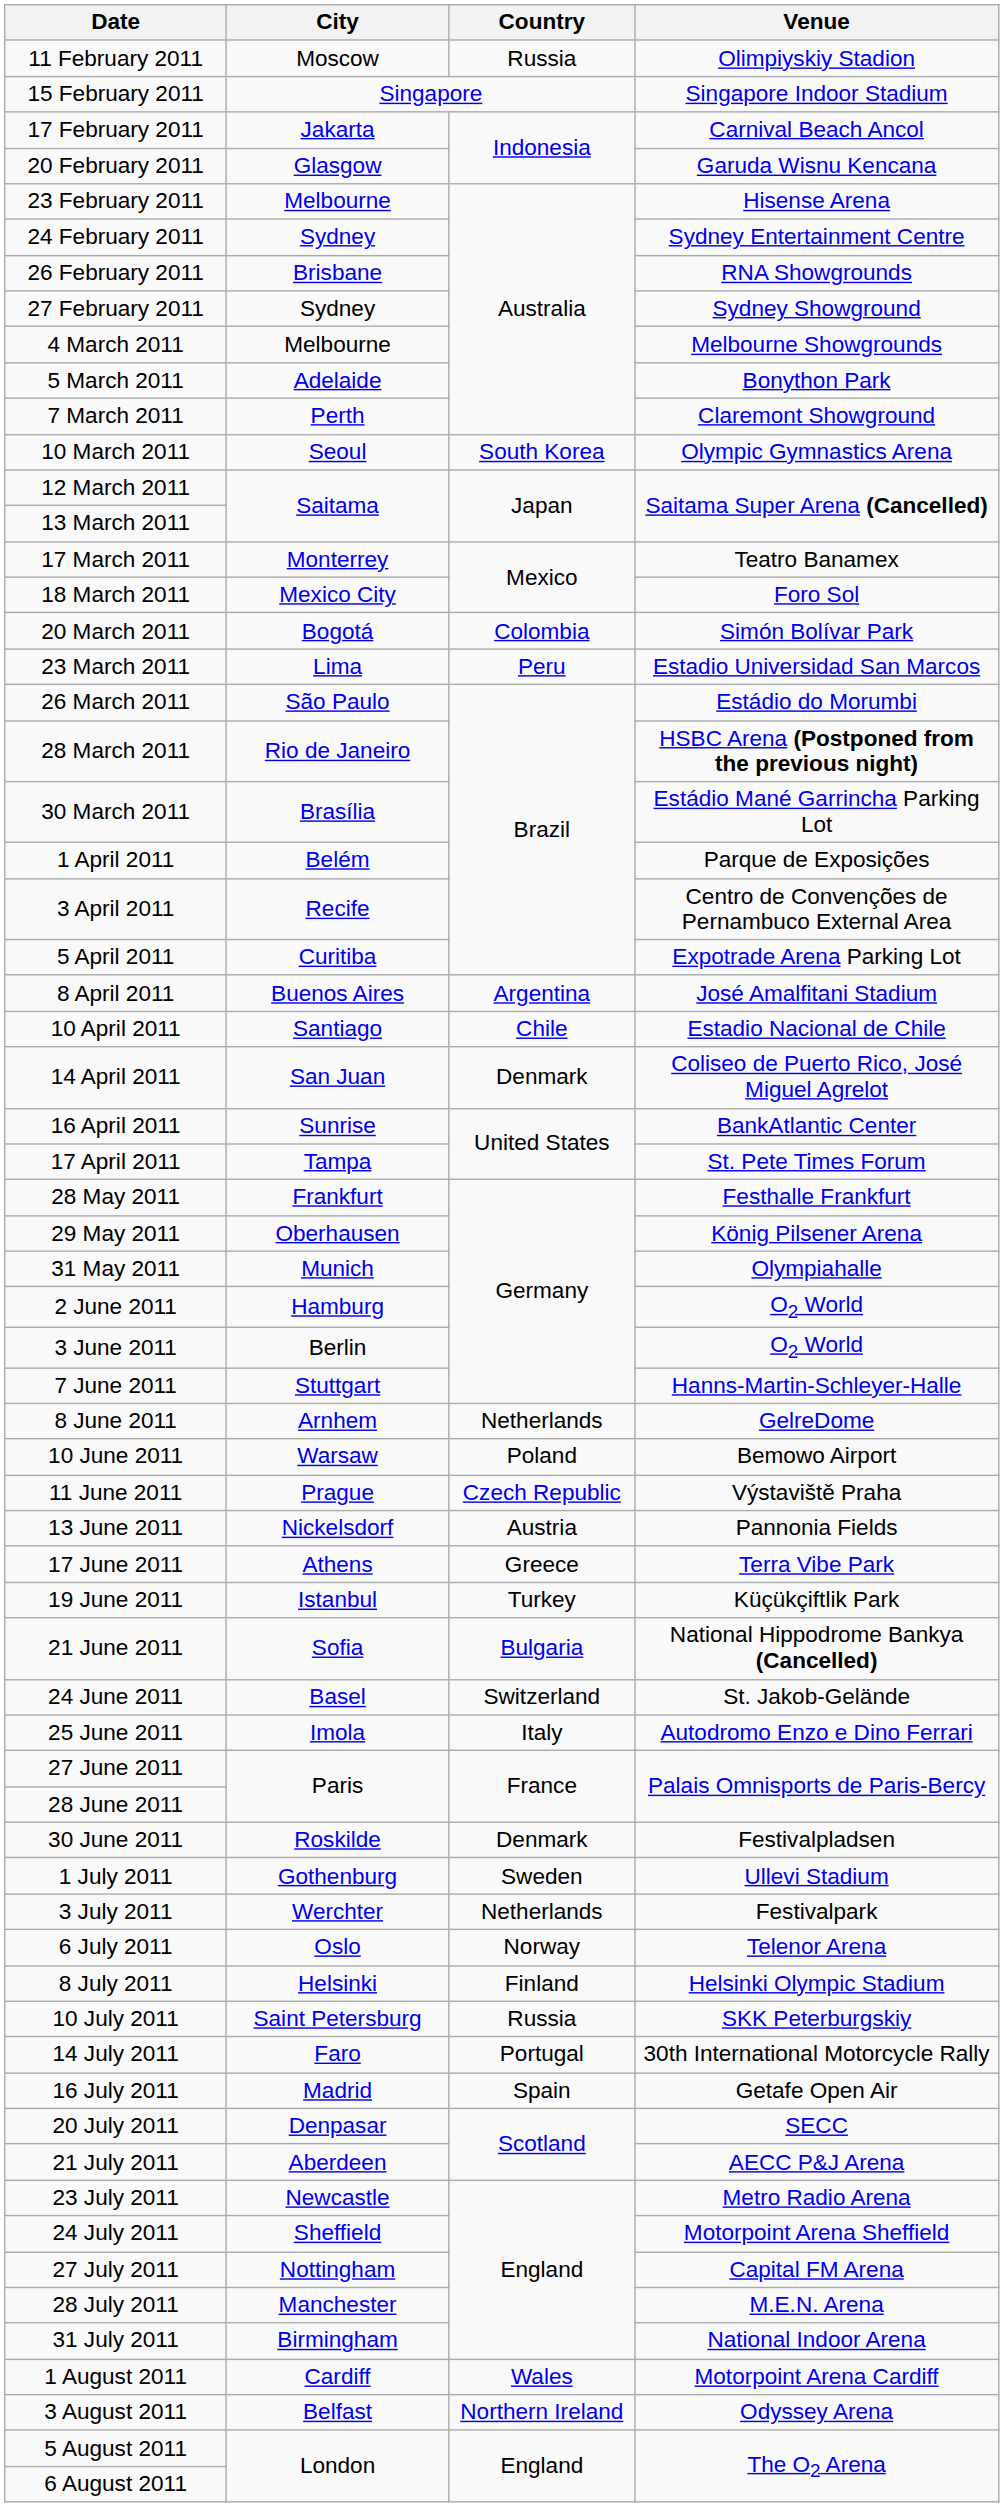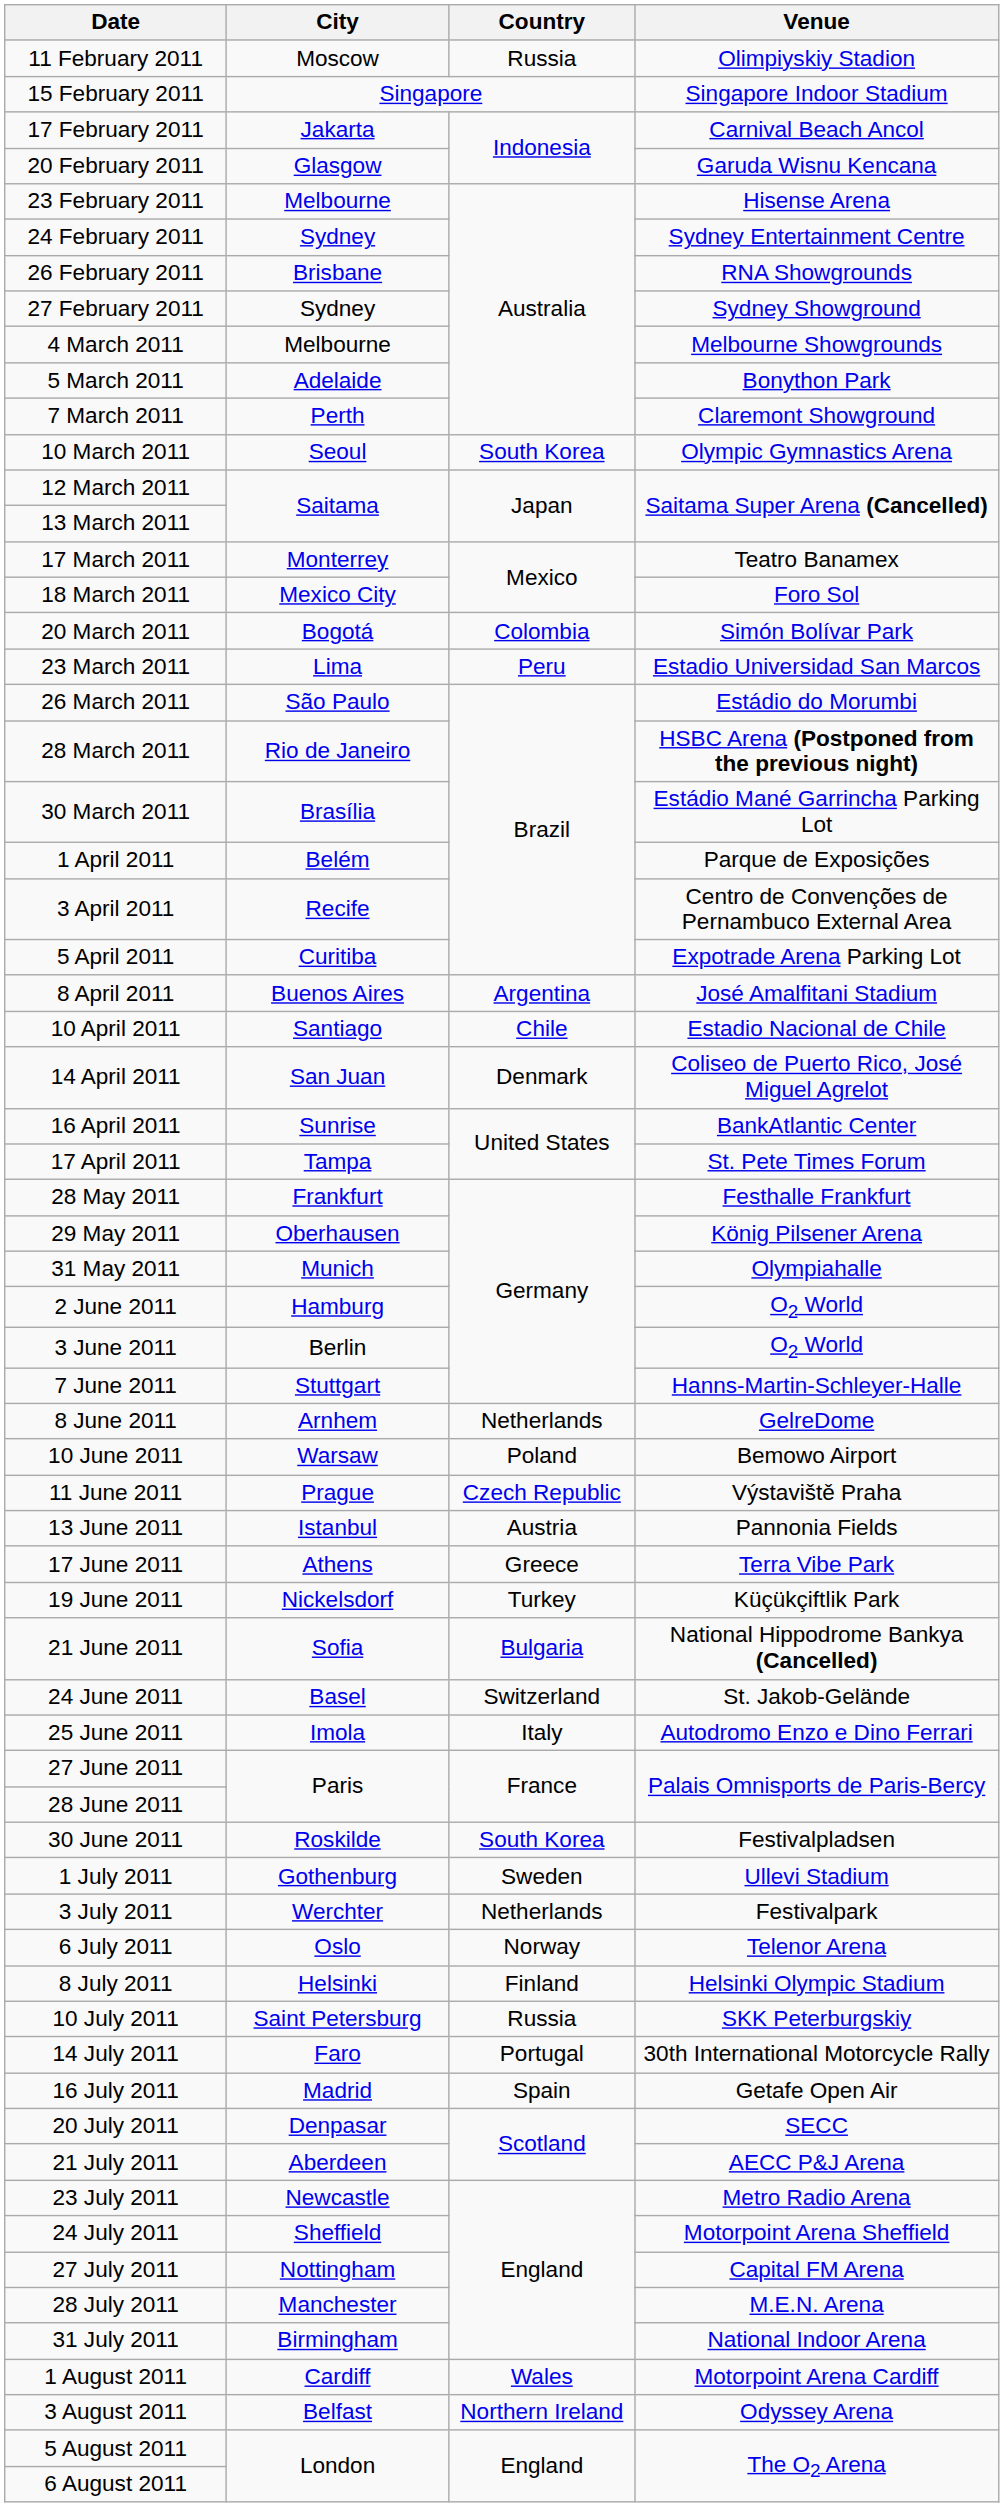(338, 1528) Nickelsdorf -> (338, 1528) Istanbul
(338, 1599) Istanbul -> (338, 1599) Nickelsdorf
(542, 1839) Denmark -> (542, 1839) South Korea
